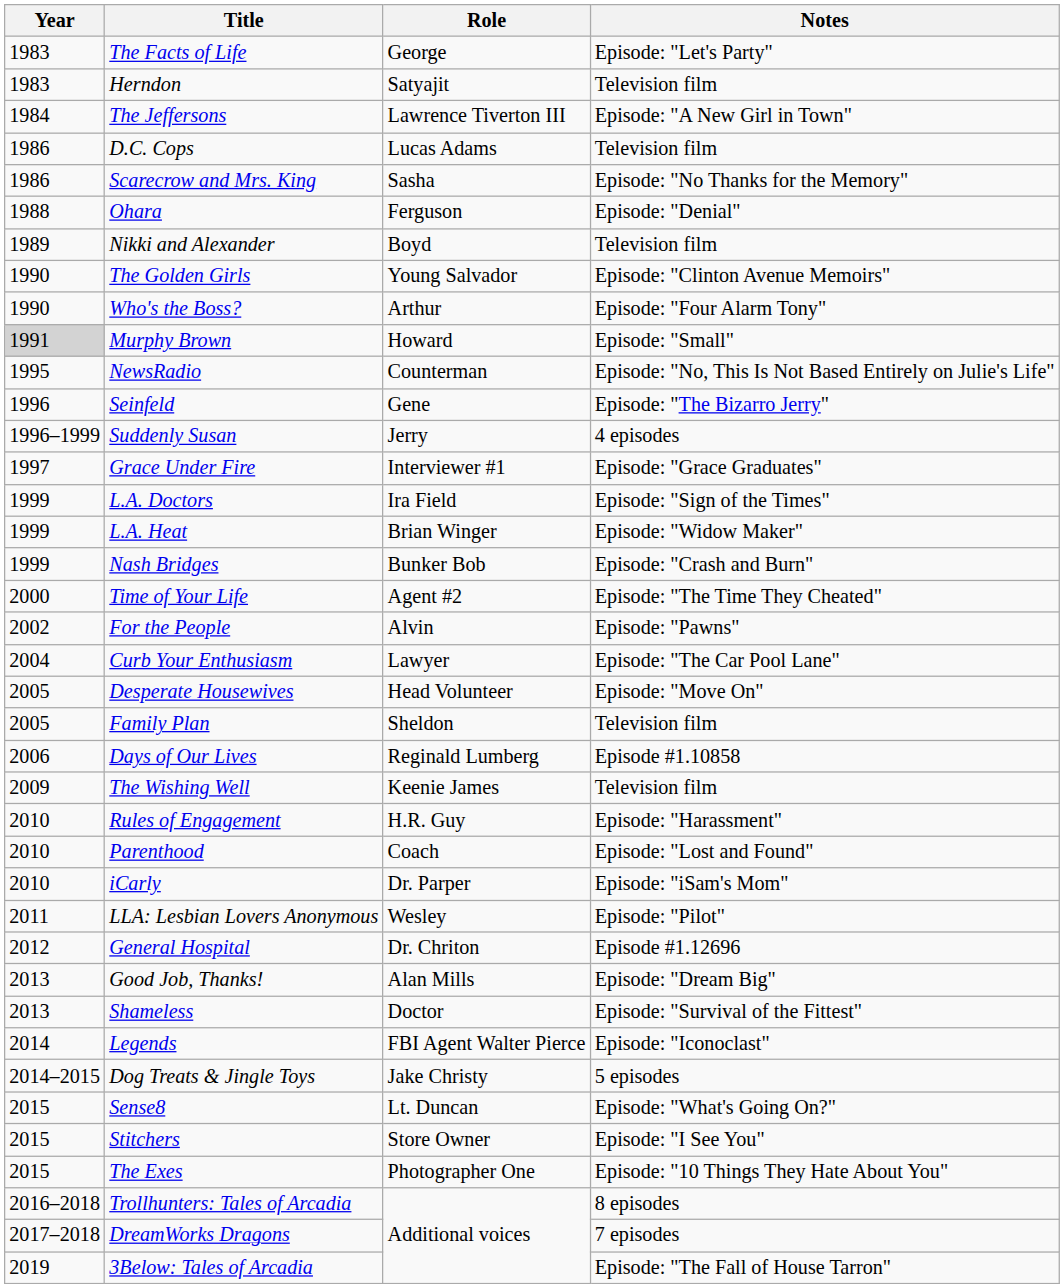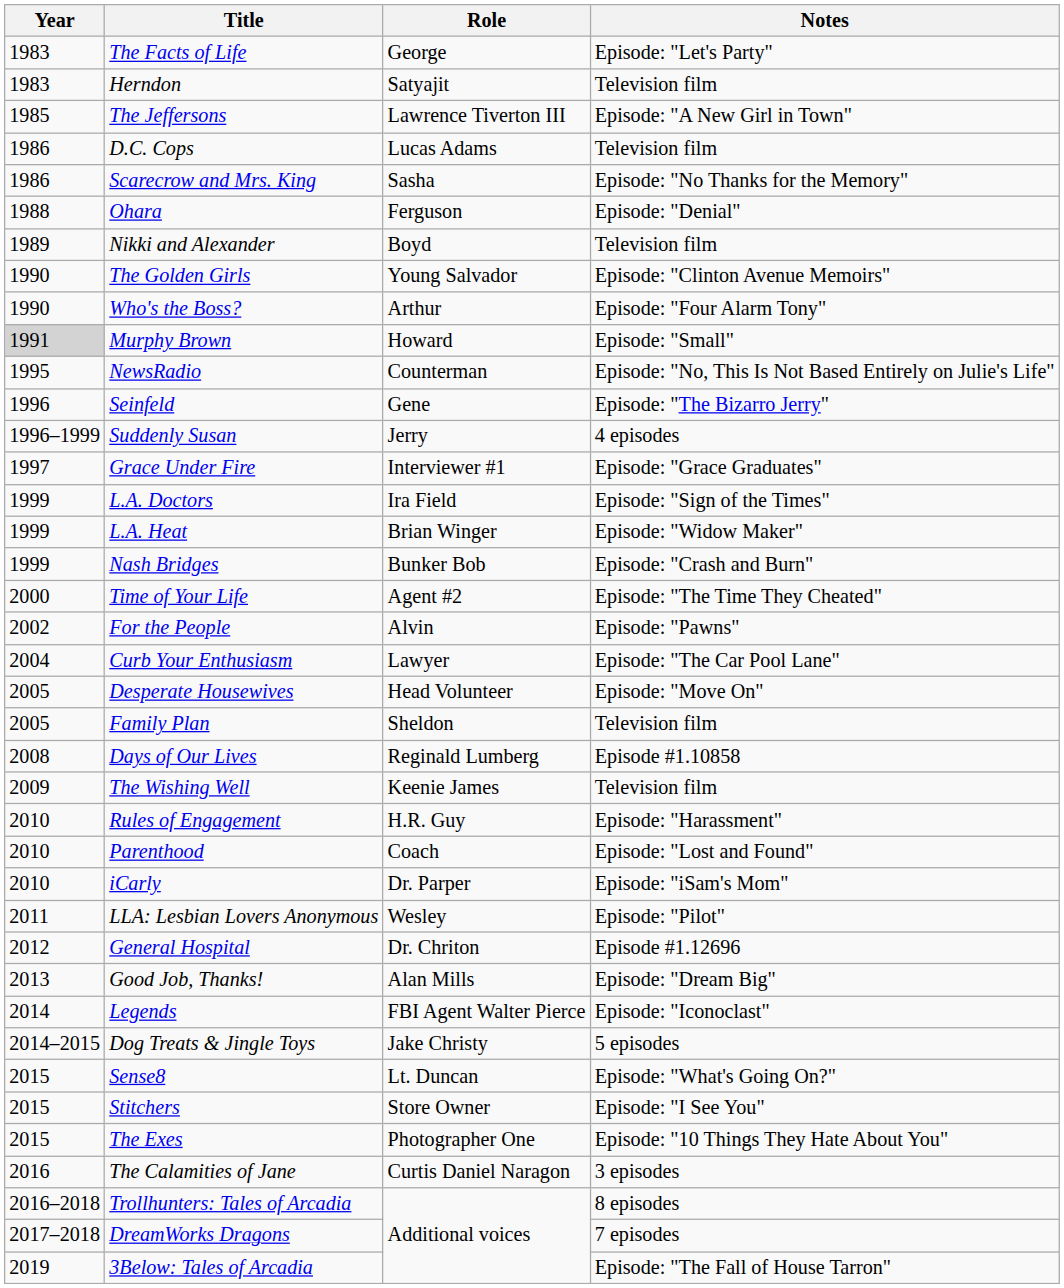(29, 116) 1984 -> (29, 116) 1985
(29, 755) 2006 -> (29, 755) 2008
- row: (151, 1011)
+ row: (203, 1171)
